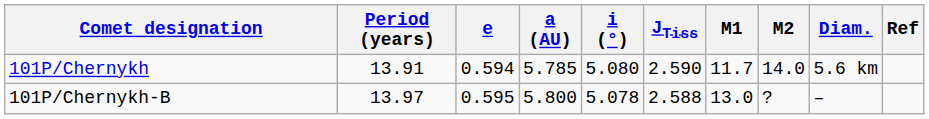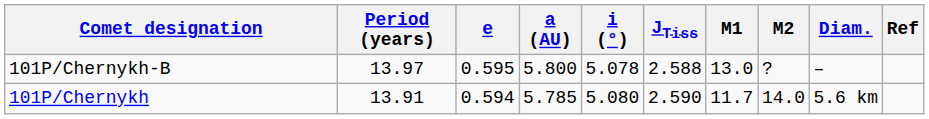rows swapped: (79, 69) <-> (90, 98)
